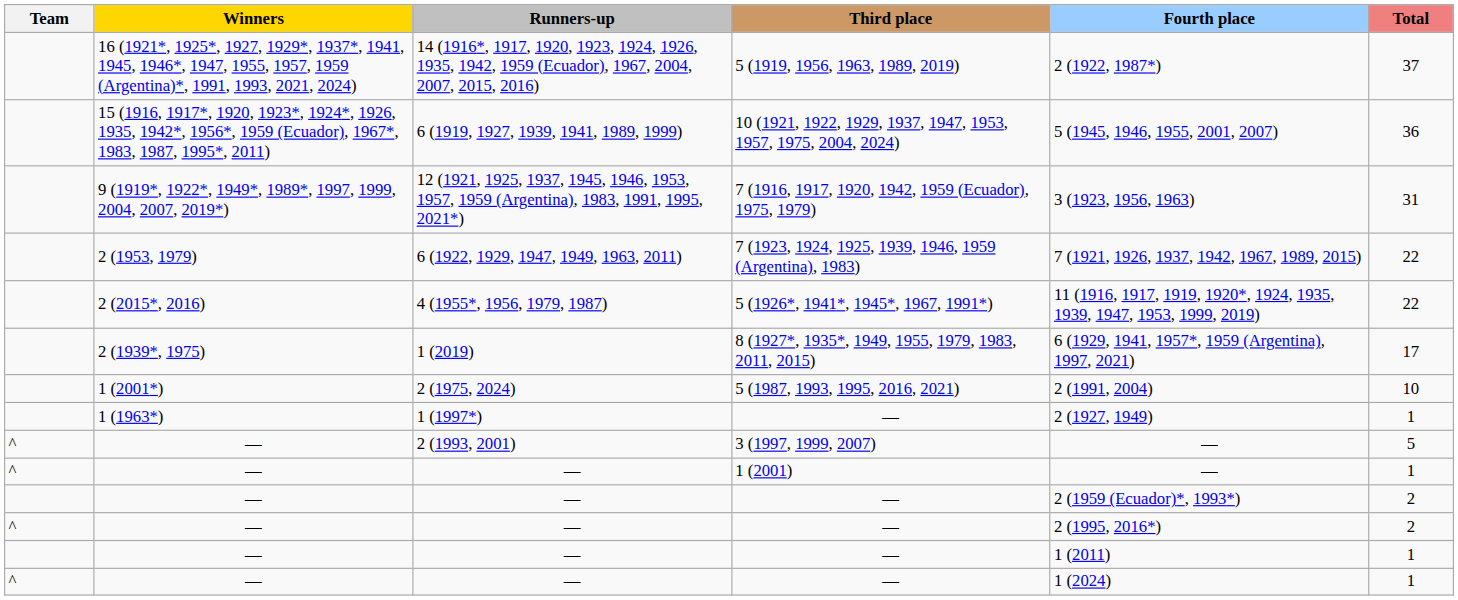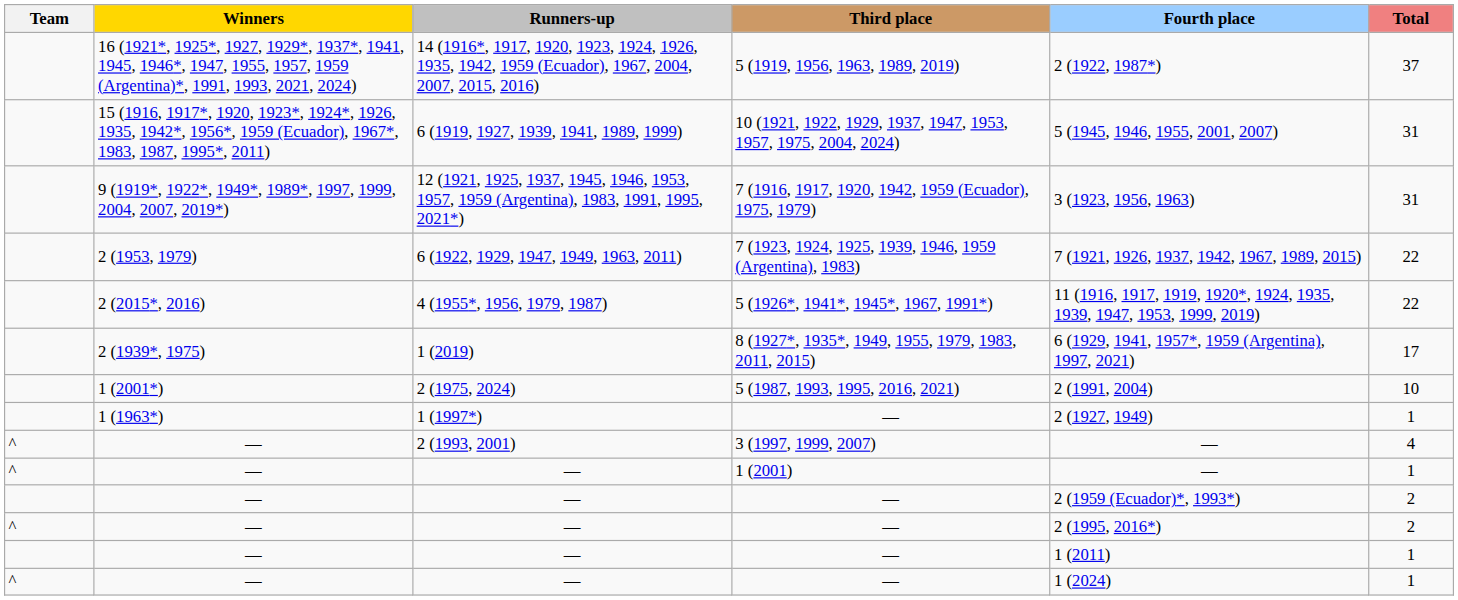(1411, 132) 36 -> (1411, 132) 31
(1411, 444) 5 -> (1411, 444) 4
